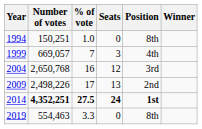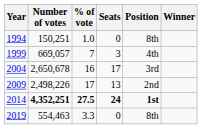(50, 69) 2,650,768 -> (50, 69) 2,650,678
(116, 69) 12 -> (116, 69) 17
